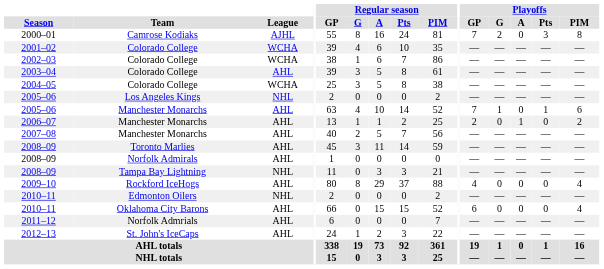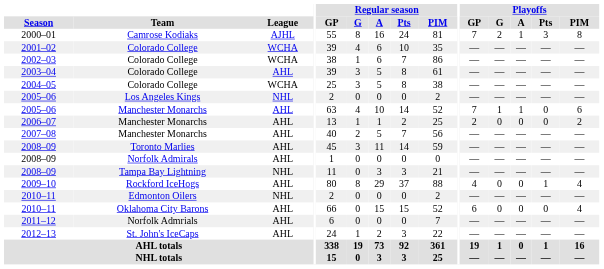(521, 35) 0 -> (521, 35) 1
(521, 109) 0 -> (521, 109) 1
(546, 109) 1 -> (546, 109) 0
(521, 121) 1 -> (521, 121) 0
(546, 183) 0 -> (546, 183) 1
